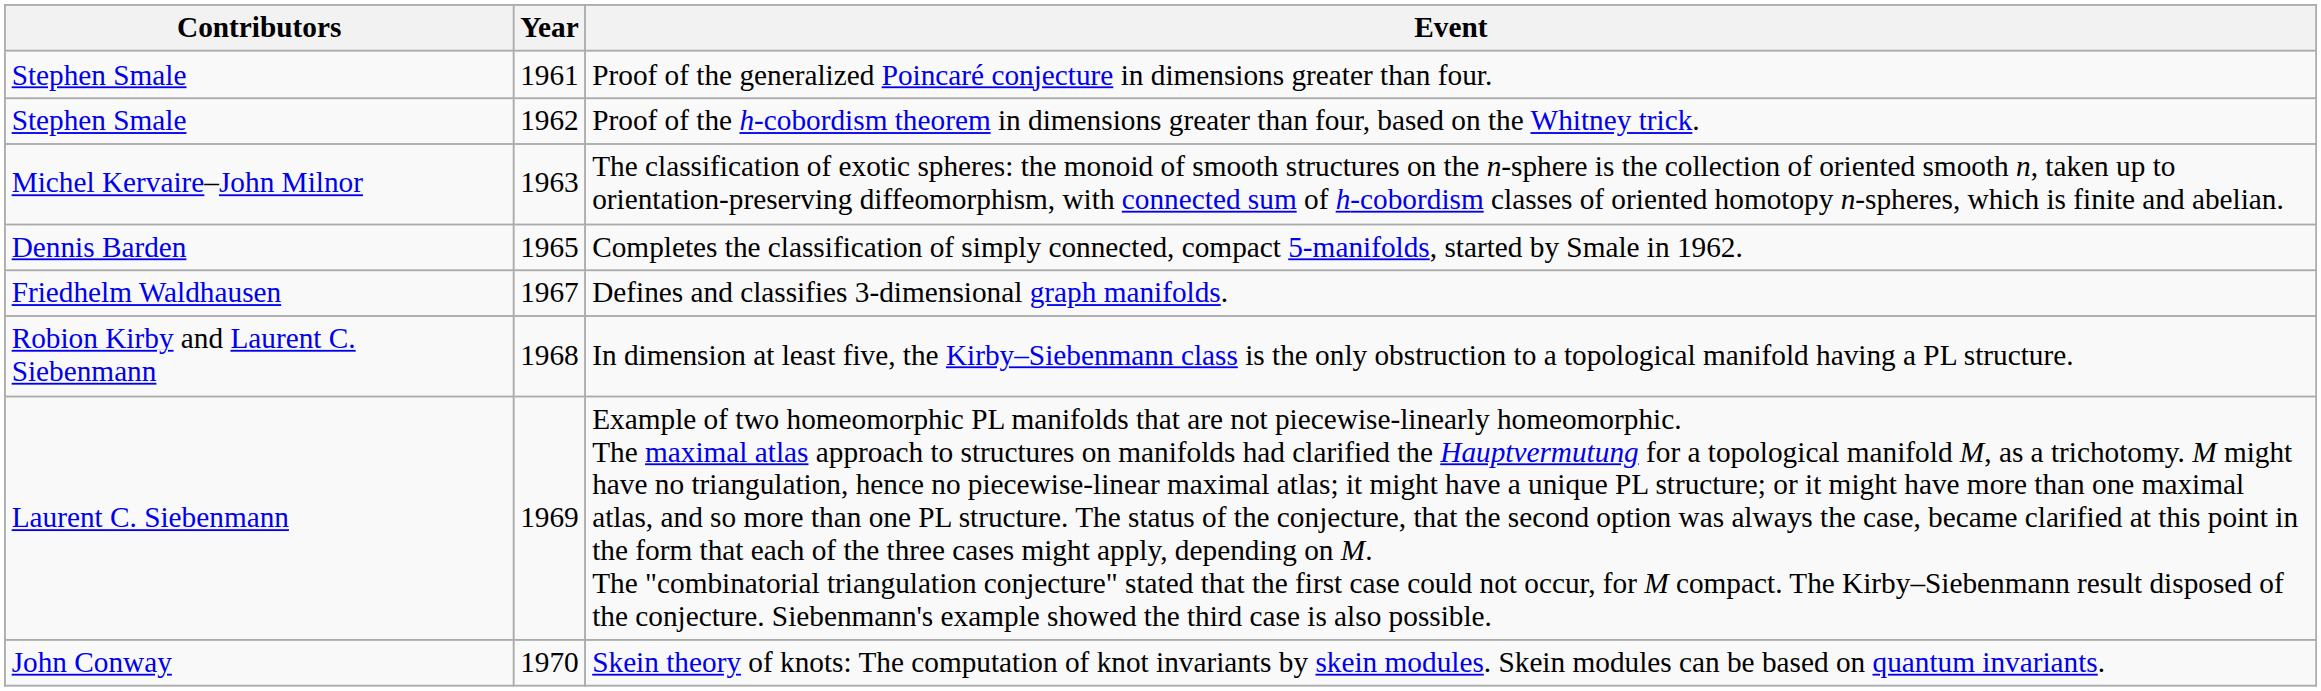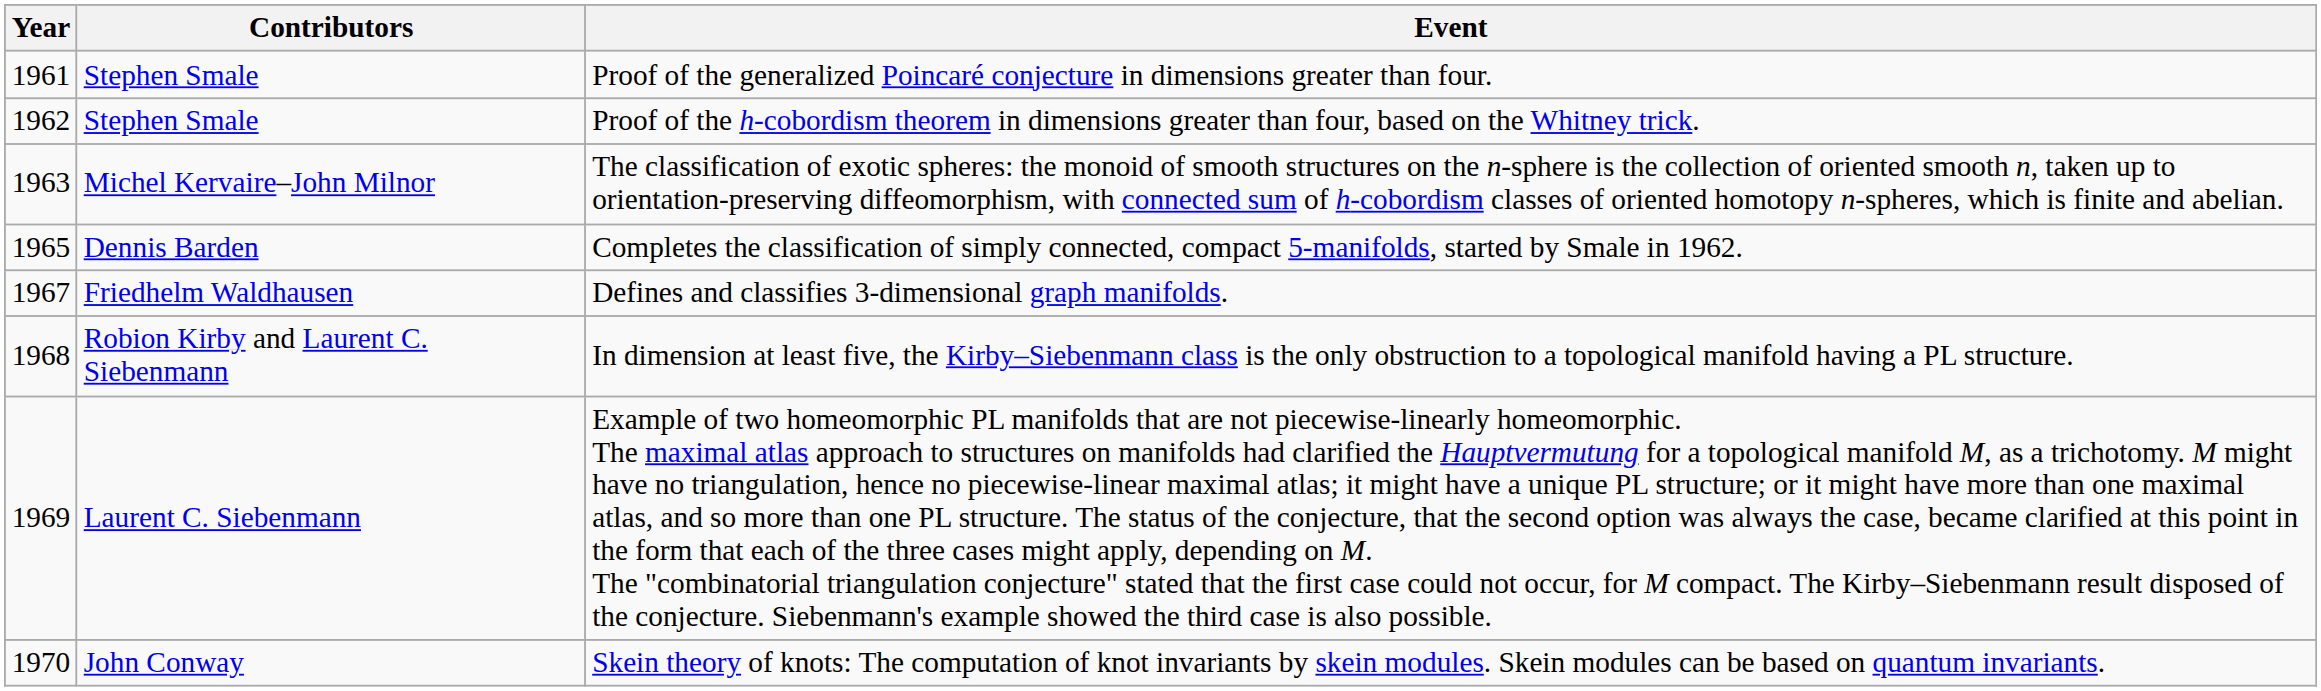columns swapped: (549, 27) <-> (259, 27)
